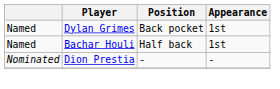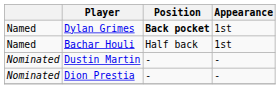(172, 28) normal -> (177, 28) bold
+ row: (102, 60)
